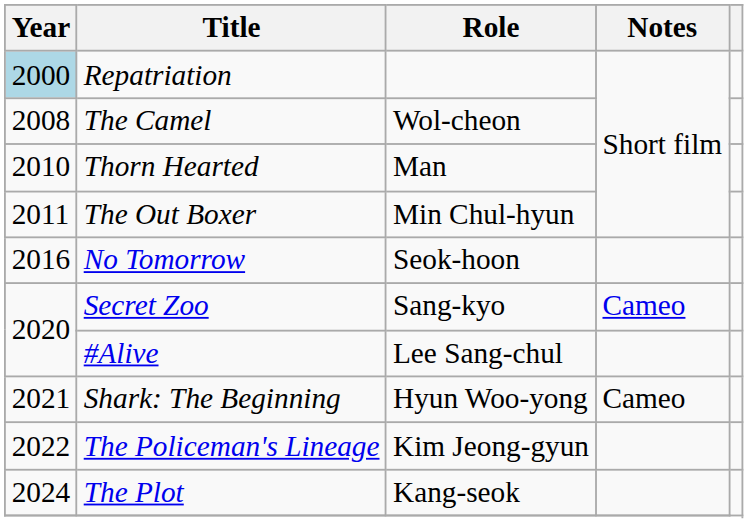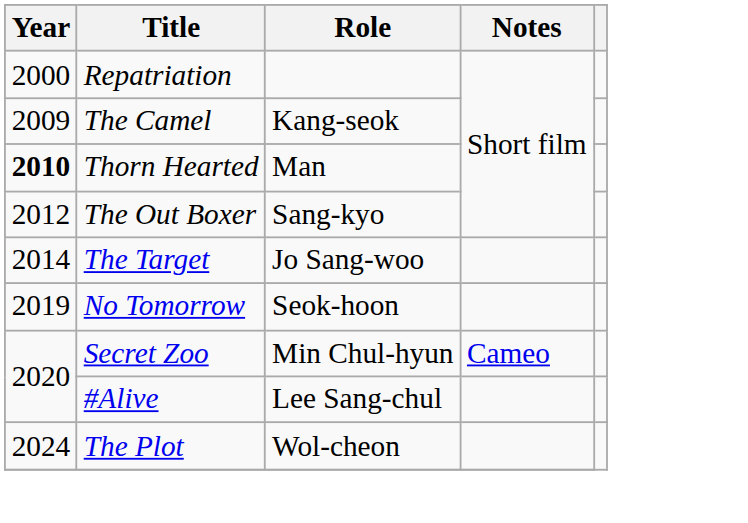(41, 74) lightblue background -> (41, 74) no background
(41, 120) 2008 -> (41, 120) 2009
(457, 120) Wol-cheon -> (336, 120) Kang-seok
(41, 167) normal -> (41, 167) bold
(40, 213) 2011 -> (41, 213) 2012
(484, 213) Min Chul-hyun -> (328, 213) Sang-kyo
+ row: (146, 259)
(41, 259) 2016 -> (41, 306) 2019
(449, 306) Sang-kyo -> (363, 352) Min Chul-hyun
- row: (212, 399)
- row: (232, 445)
(456, 492) Kang-seok -> (336, 445) Wol-cheon
